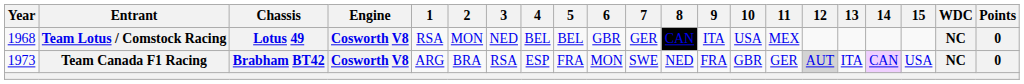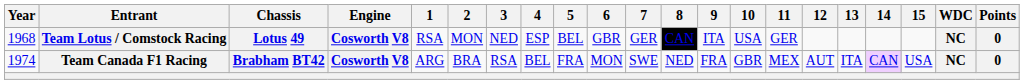(537, 39) BEL -> (537, 39) ESP
(784, 39) MEX -> (784, 39) GER
(22, 61) 1973 -> (22, 61) 1974
(537, 61) ESP -> (537, 61) BEL
(784, 61) GER -> (784, 61) MEX
(820, 61) lightgrey background -> (820, 61) no background
